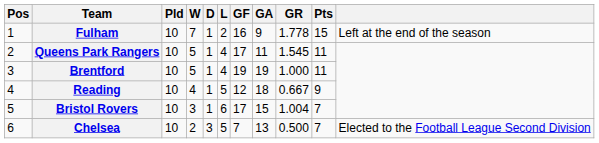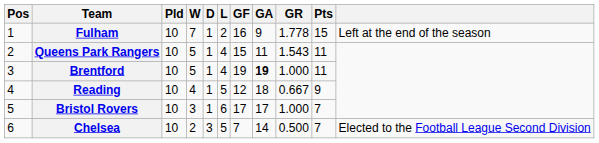(240, 52) 17 -> (240, 52) 15
(294, 52) 1.545 -> (294, 52) 1.543
(262, 71) normal -> (262, 71) bold
(262, 109) 15 -> (262, 109) 17
(294, 109) 1.004 -> (294, 109) 1.000
(262, 128) 13 -> (262, 128) 14
